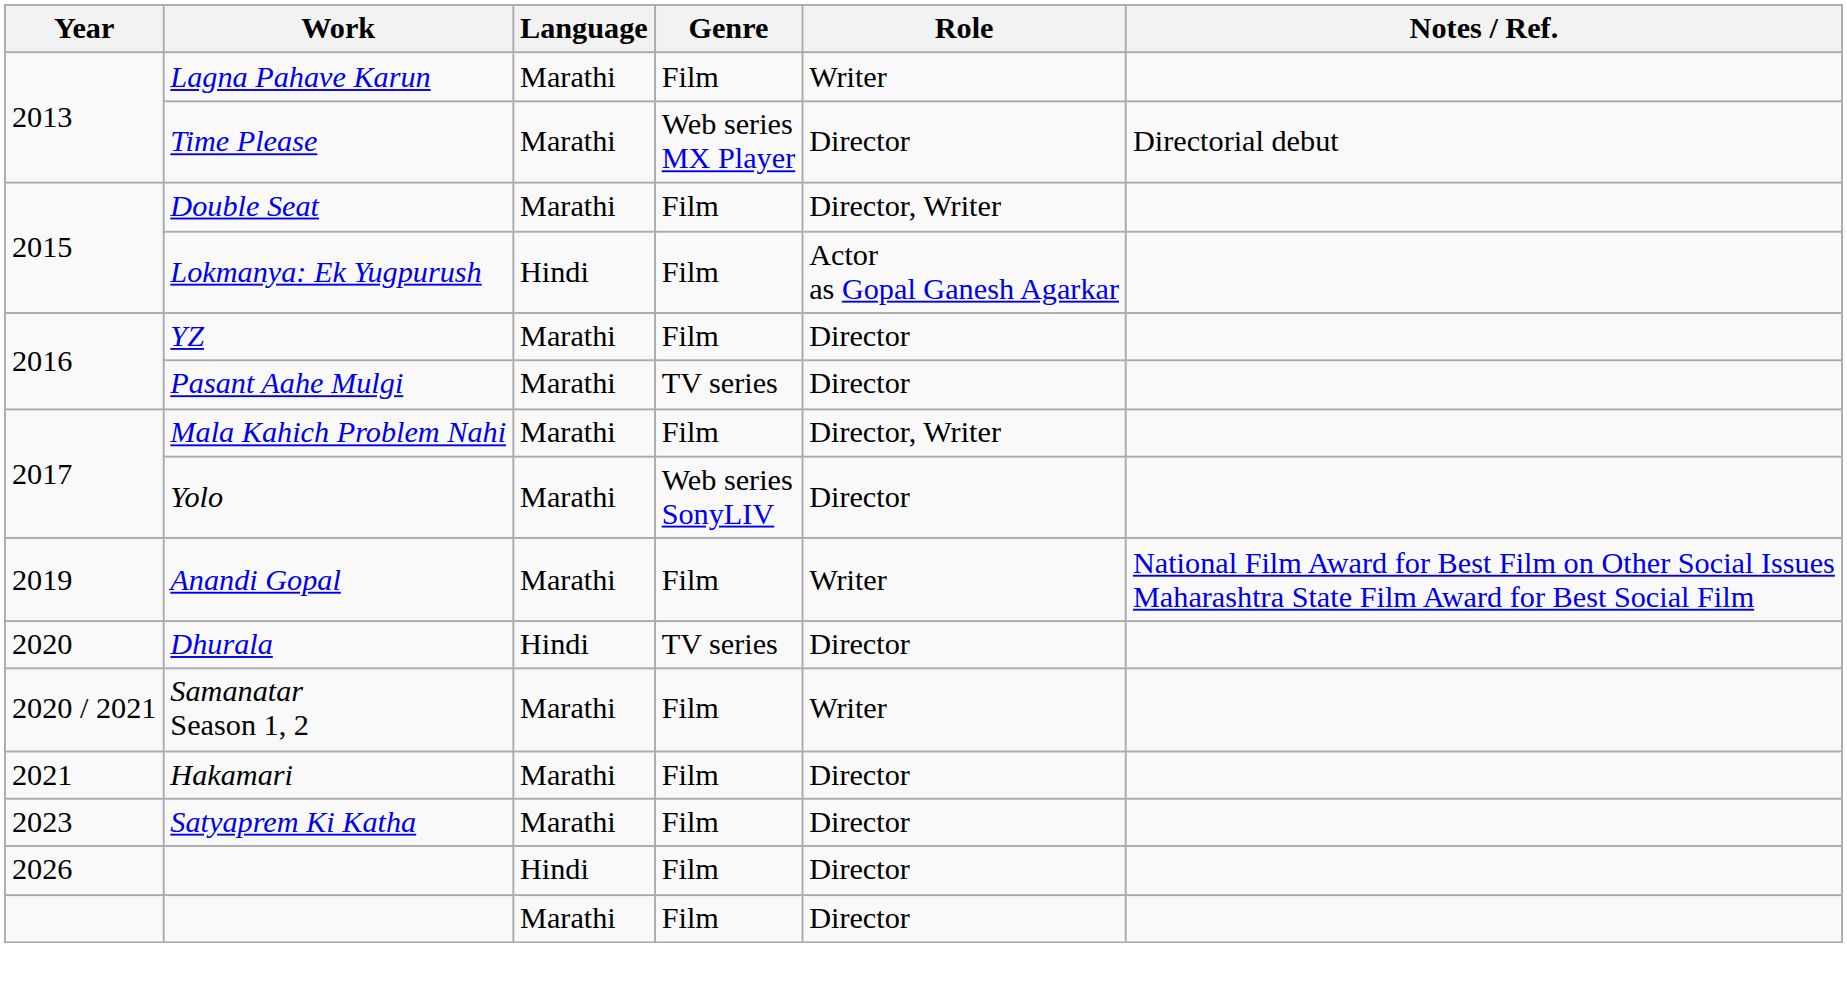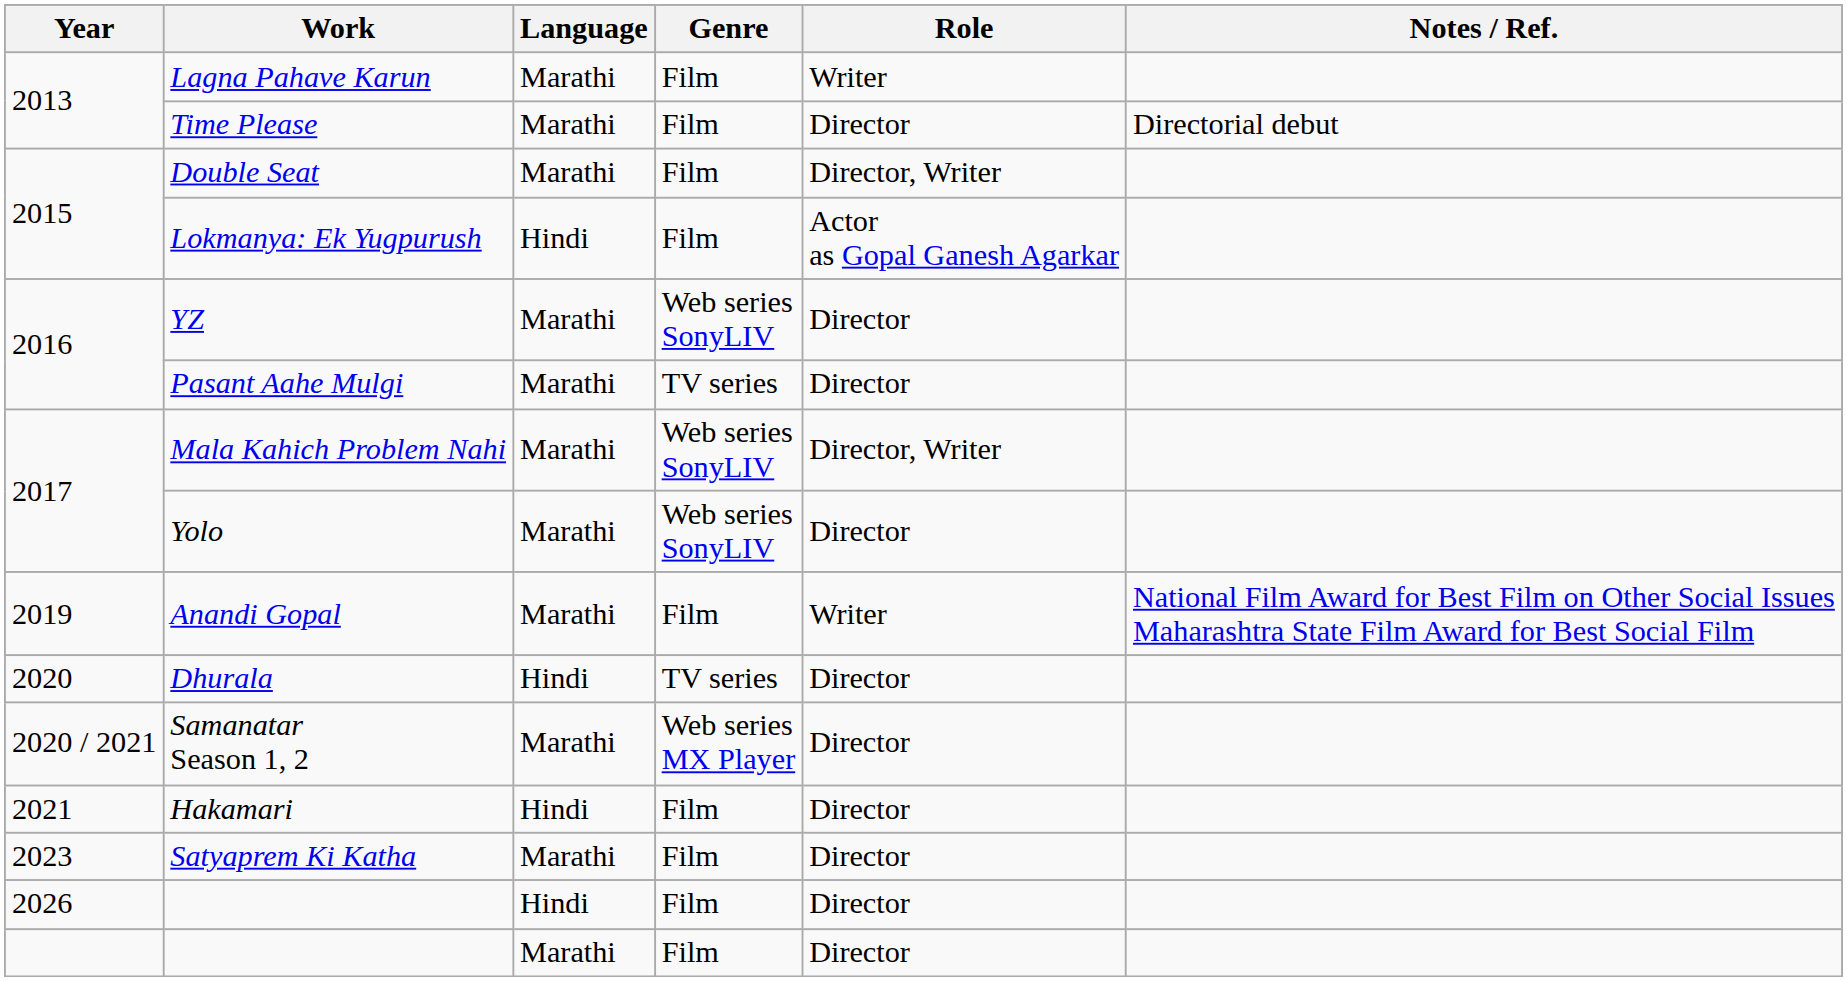(728, 141) Web series MX Player -> (690, 124) Film
(690, 336) Film -> (727, 319) Web series SonyLIV
(690, 432) Film -> (727, 449) Web series SonyLIV
(690, 709) Film -> (728, 743) Web series MX Player
(848, 709) Writer -> (860, 743) Director
(568, 774) Marathi -> (554, 808) Hindi
